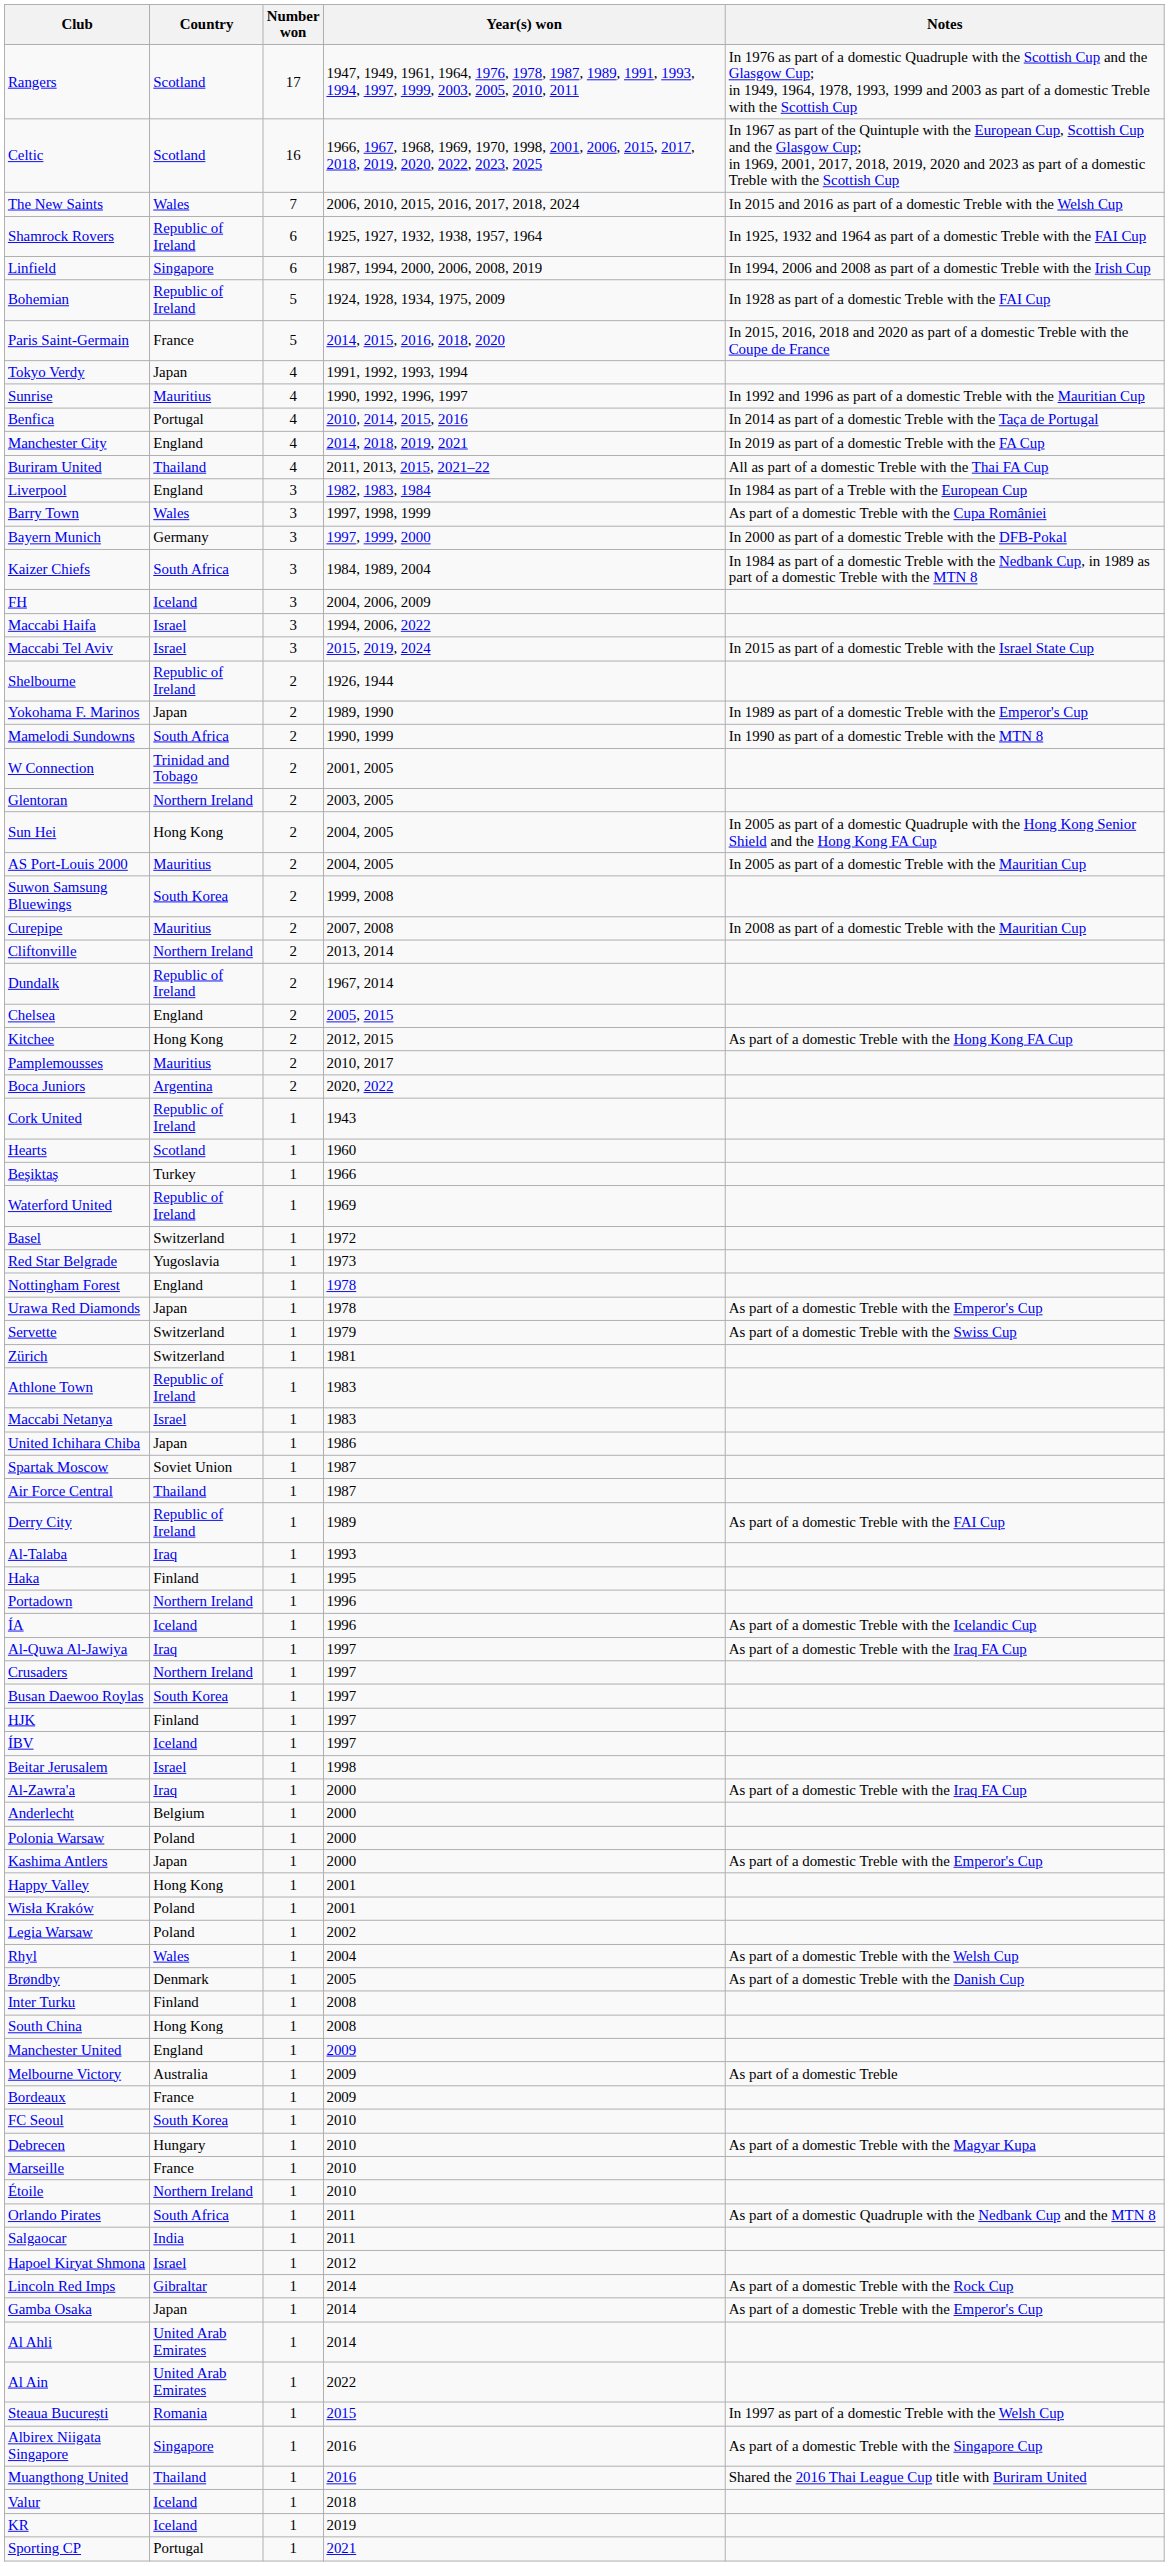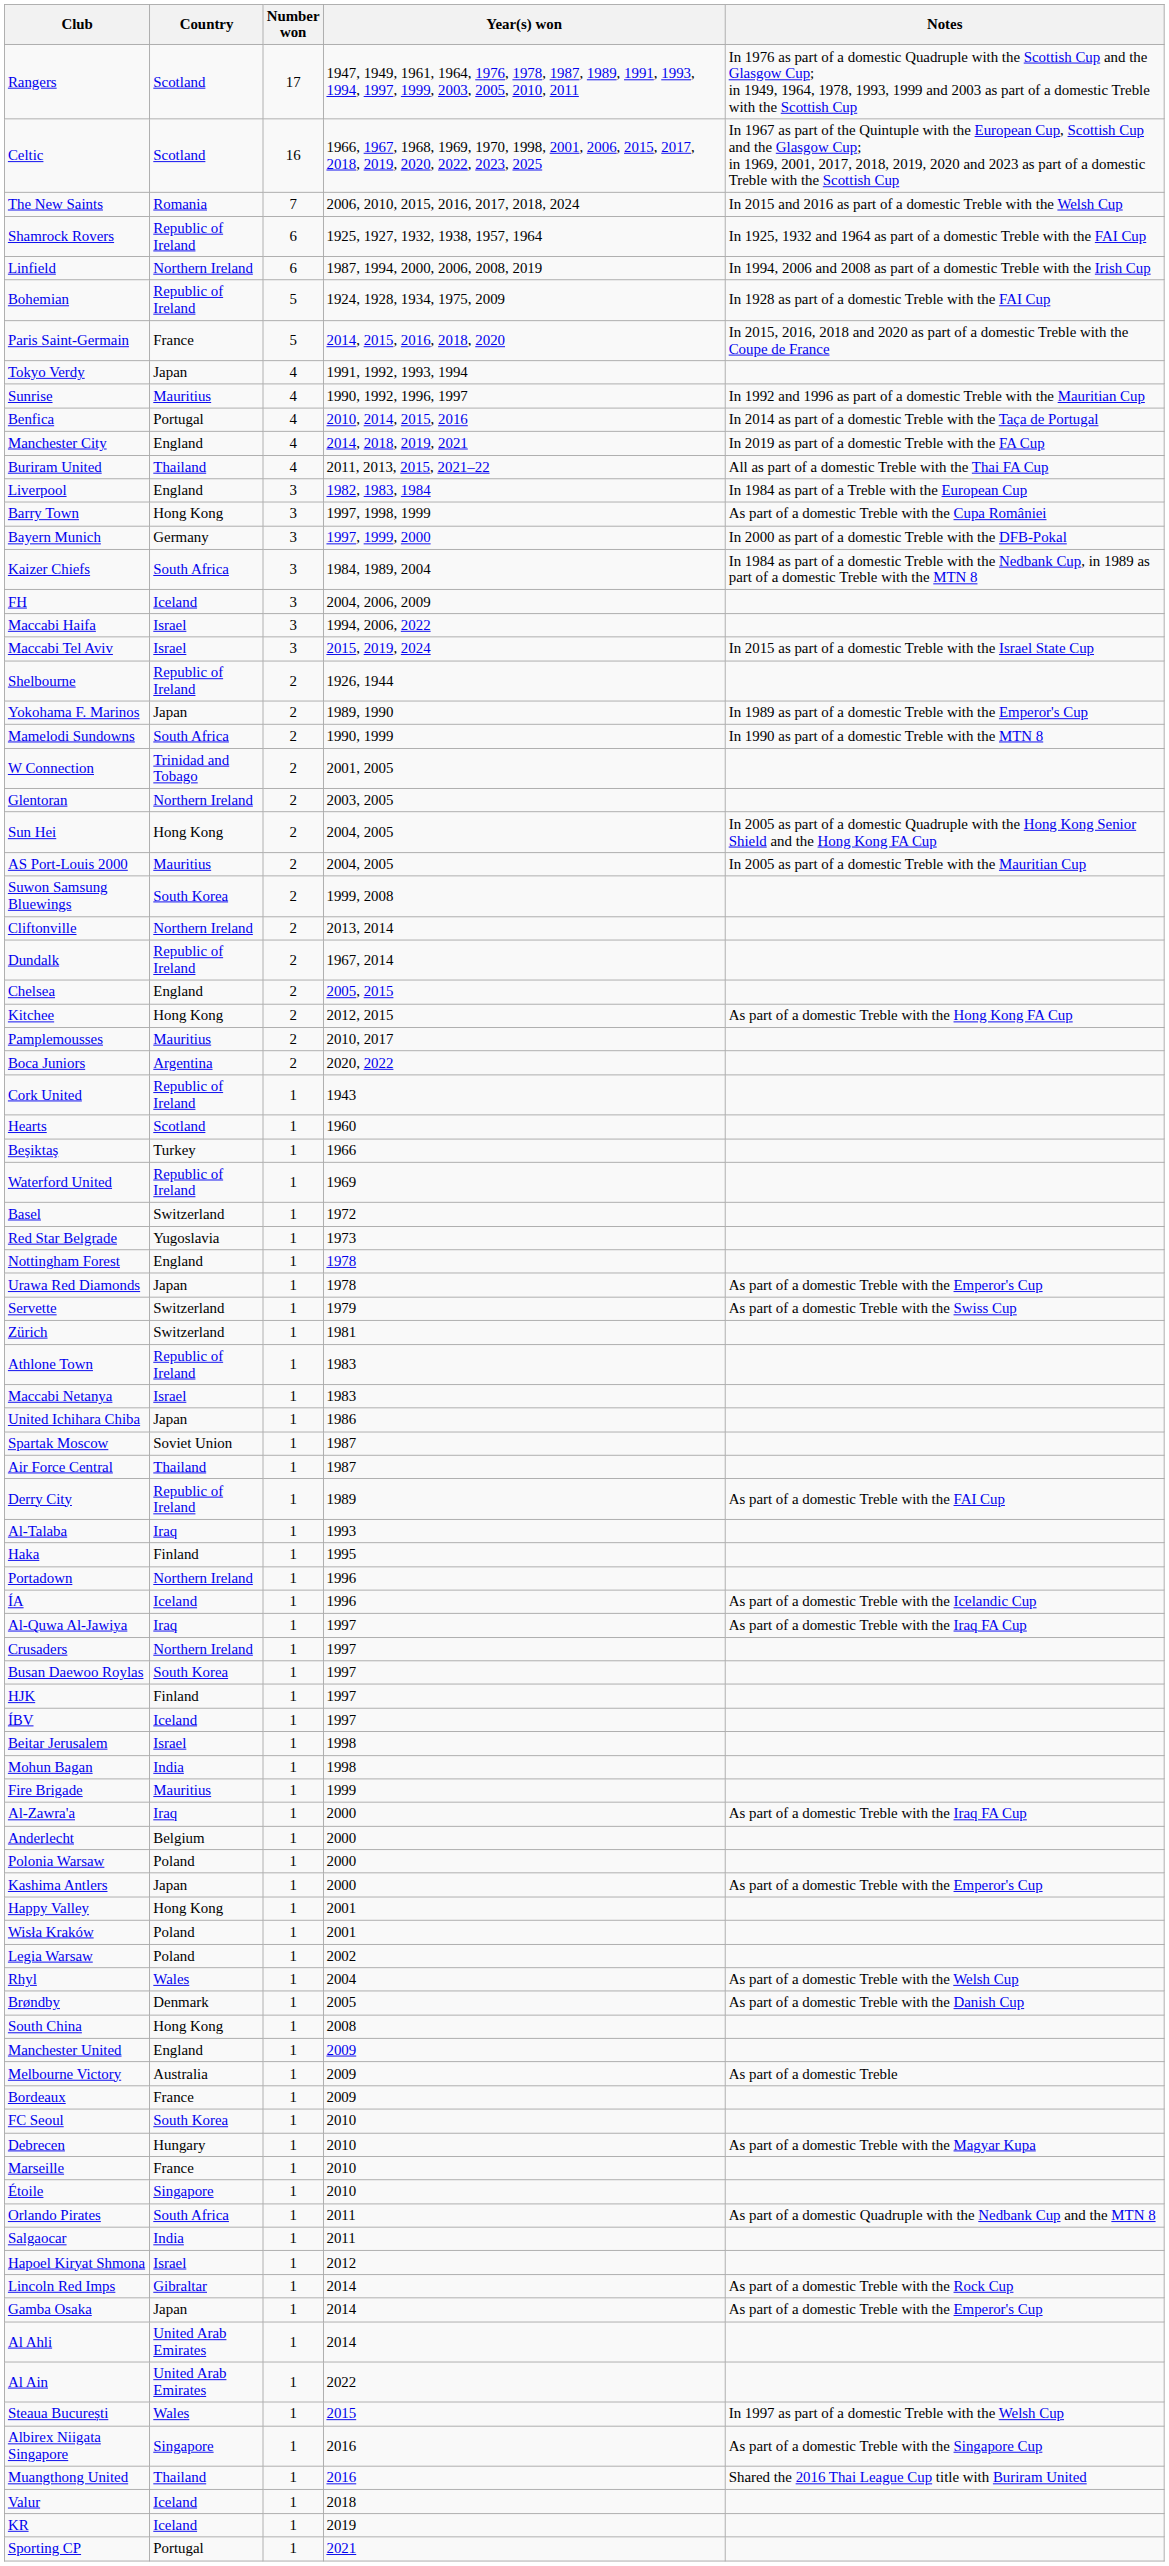(171, 204) Wales -> (180, 204) Romania
(183, 268) Singapore -> (203, 268) Northern Ireland
(171, 514) Wales -> (188, 514) Hong Kong
- row: (35, 928)
+ row: (50, 1767)
+ row: (45, 1790)
- row: (42, 2003)
(203, 2191) Northern Ireland -> (183, 2191) Singapore
(180, 2414) Romania -> (171, 2414) Wales
